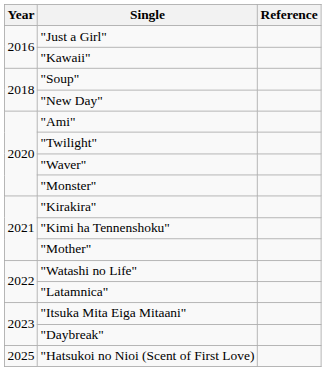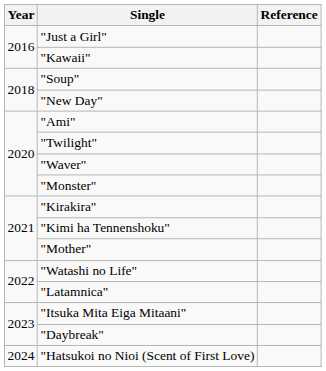(21, 356) 2025 -> (21, 356) 2024
